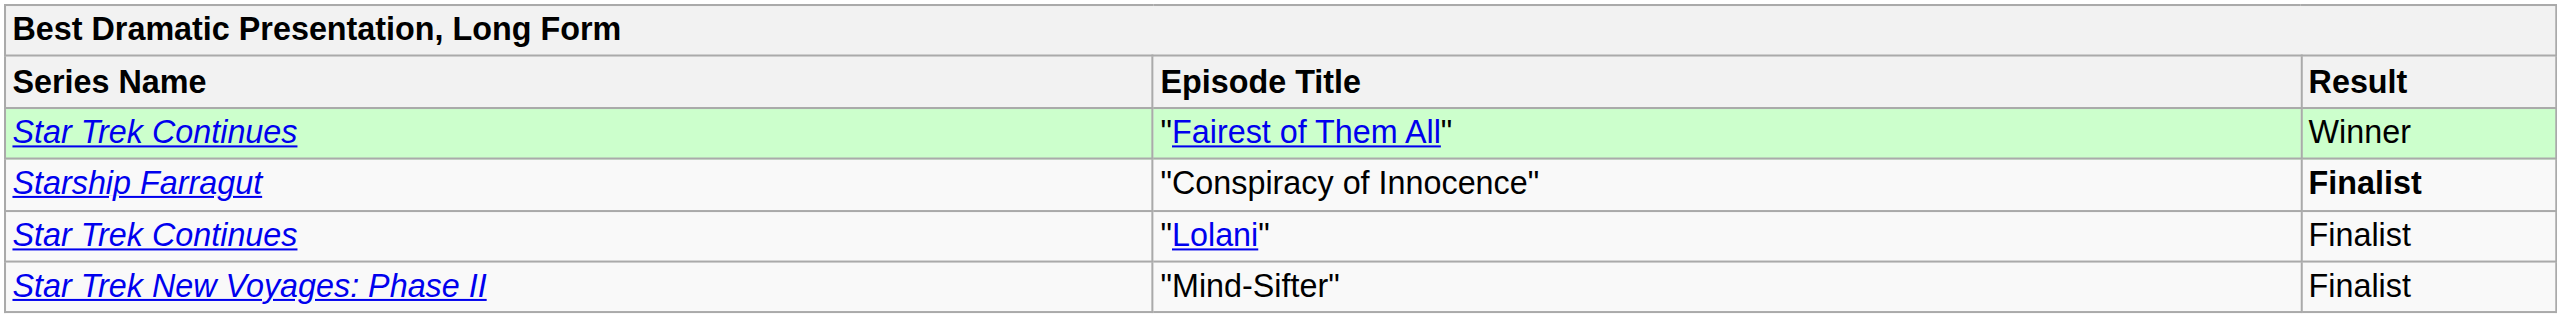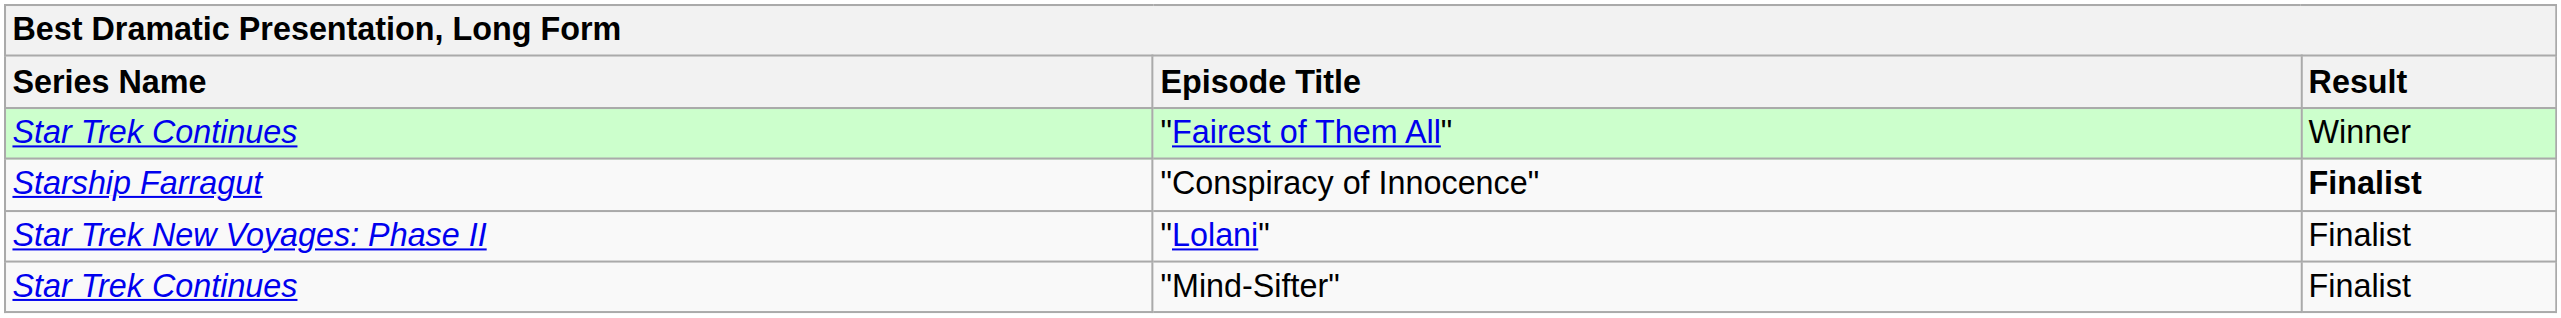(155, 235) Star Trek Continues -> (250, 235) Star Trek New Voyages: Phase II
(250, 286) Star Trek New Voyages: Phase II -> (155, 286) Star Trek Continues
